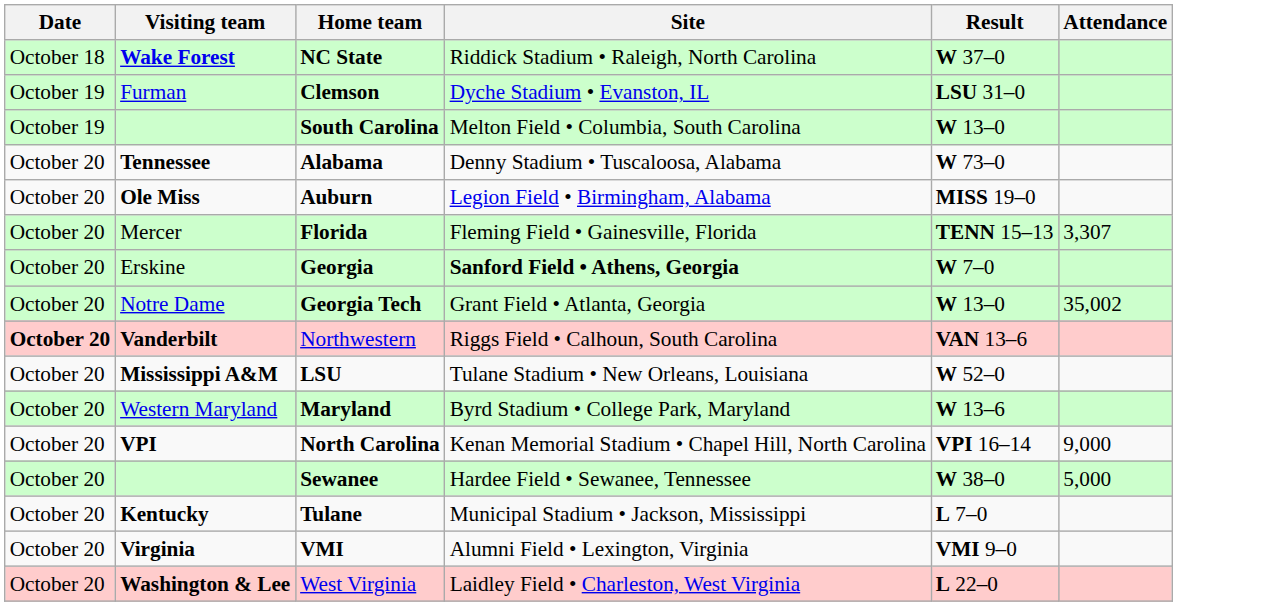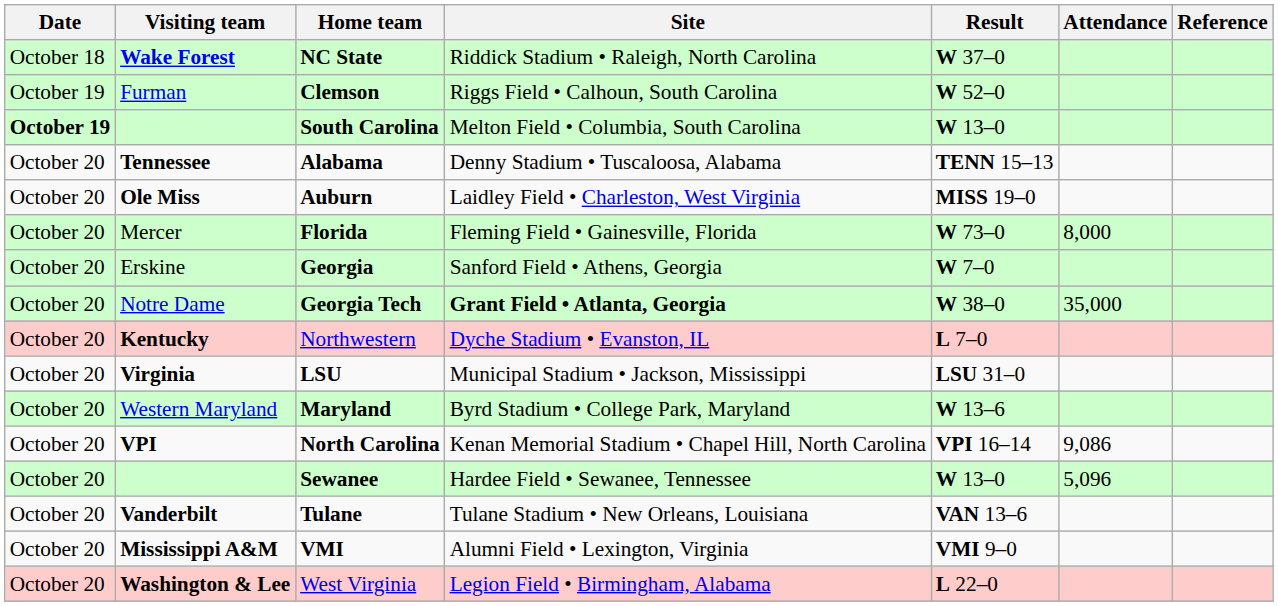+ column: (1222, 22)
(579, 92) Dyche Stadium • Evanston, IL -> (613, 92) Riggs Field • Calhoun, South Carolina
(980, 92) LSU 31–0 -> (970, 92) W 52–0
(57, 127) normal -> (60, 127) bold
(970, 162) W 73–0 -> (995, 162) TENN 15–13
(610, 197) Legion Field • Birmingham, Alabama -> (625, 197) Laidley Field • Charleston, West Virginia
(995, 232) TENN 15–13 -> (970, 232) W 73–0
(1087, 232) 3,307 -> (1087, 232) 8,000
(594, 267) bold -> (586, 267) normal
(577, 302) normal -> (588, 302) bold
(970, 302) W 13–0 -> (970, 302) W 38–0
(1093, 302) 35,002 -> (1093, 302) 35,000
(60, 338) bold -> (57, 338) normal
(169, 338) Vanderbilt -> (164, 338) Kentucky
(613, 338) Riggs Field • Calhoun, South Carolina -> (579, 338) Dyche Stadium • Evanston, IL
(981, 338) VAN 13–6 -> (962, 338) L 7–0
(199, 373) Mississippi A&M -> (158, 373) Virginia
(629, 373) Tulane Stadium • New Orleans, Louisiana -> (628, 373) Municipal Stadium • Jackson, Mississippi
(970, 373) W 52–0 -> (980, 373) LSU 31–0
(1087, 443) 9,000 -> (1087, 443) 9,086
(970, 478) W 38–0 -> (970, 478) W 13–0
(1087, 478) 5,000 -> (1087, 478) 5,096
(164, 513) Kentucky -> (169, 513) Vanderbilt
(628, 513) Municipal Stadium • Jackson, Mississippi -> (629, 513) Tulane Stadium • New Orleans, Louisiana
(962, 513) L 7–0 -> (981, 513) VAN 13–6
(158, 548) Virginia -> (199, 548) Mississippi A&M
(625, 583) Laidley Field • Charleston, West Virginia -> (610, 583) Legion Field • Birmingham, Alabama
